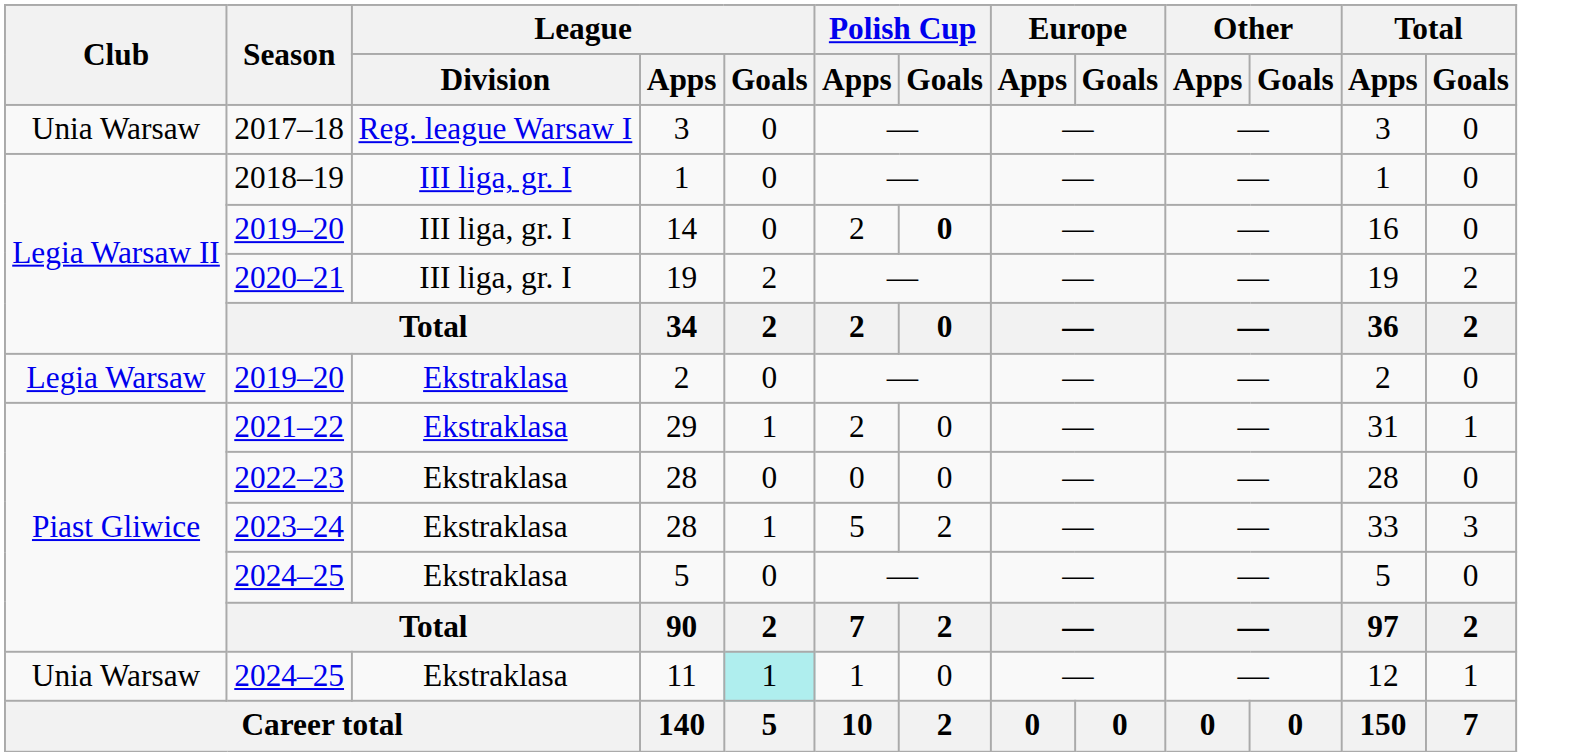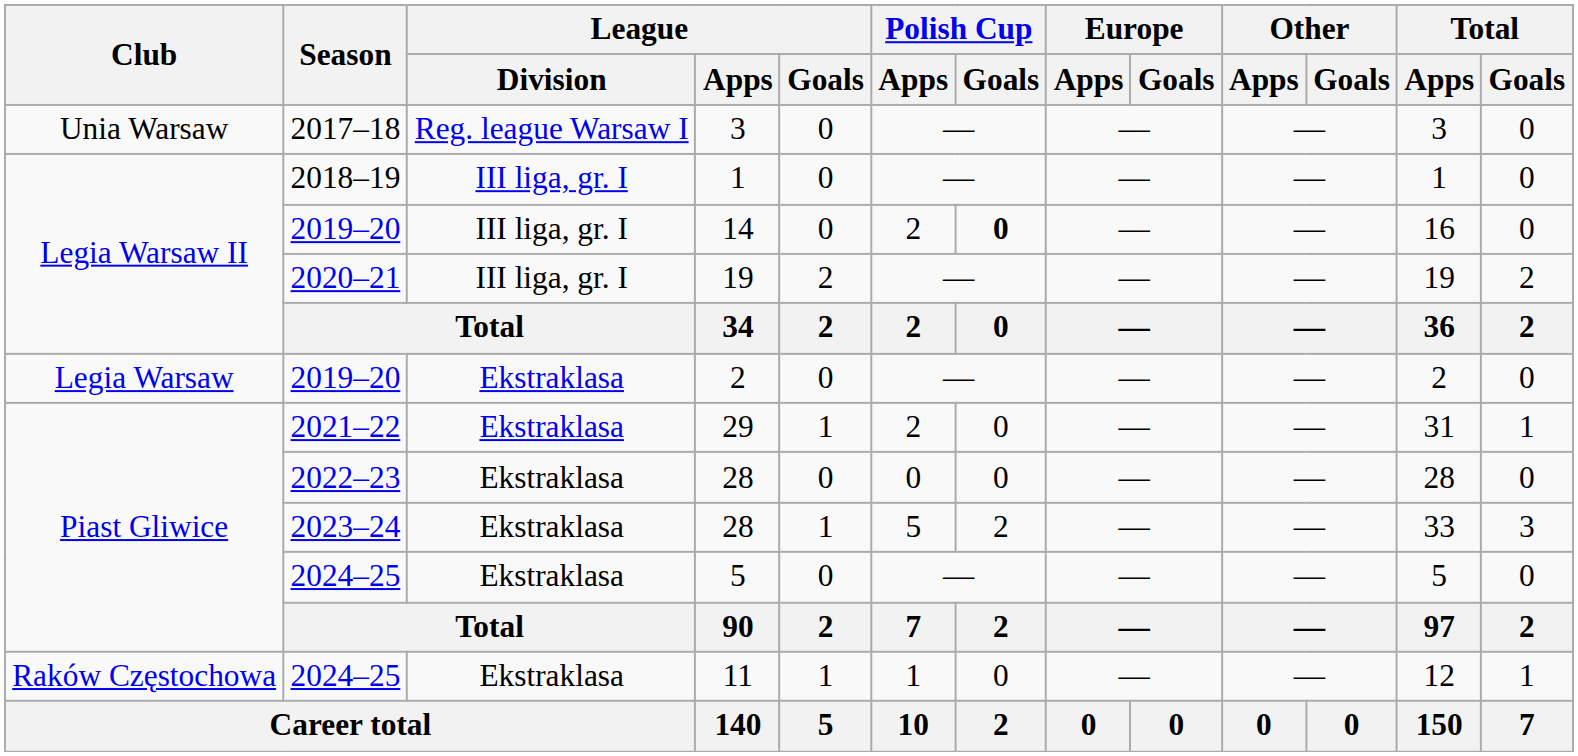(116, 675) Unia Warsaw -> (144, 675) Raków Częstochowa
(769, 675) paleturquoise background -> (826, 675) no background
